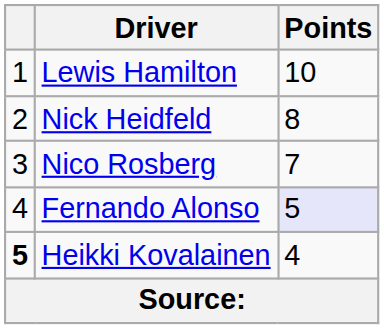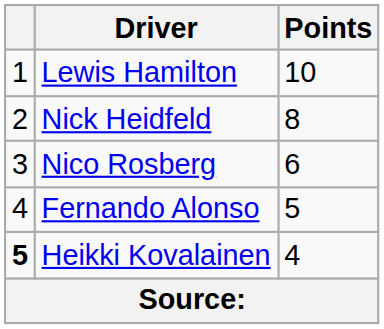(292, 164) 7 -> (292, 164) 6
(292, 209) lavender background -> (292, 209) no background
